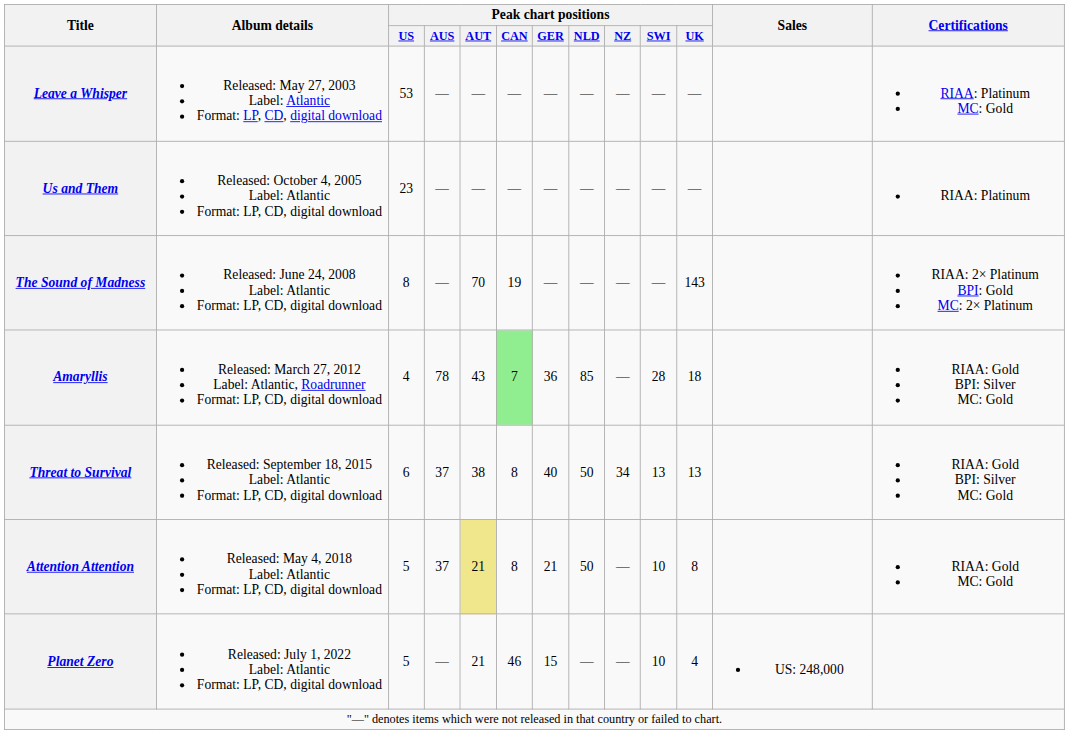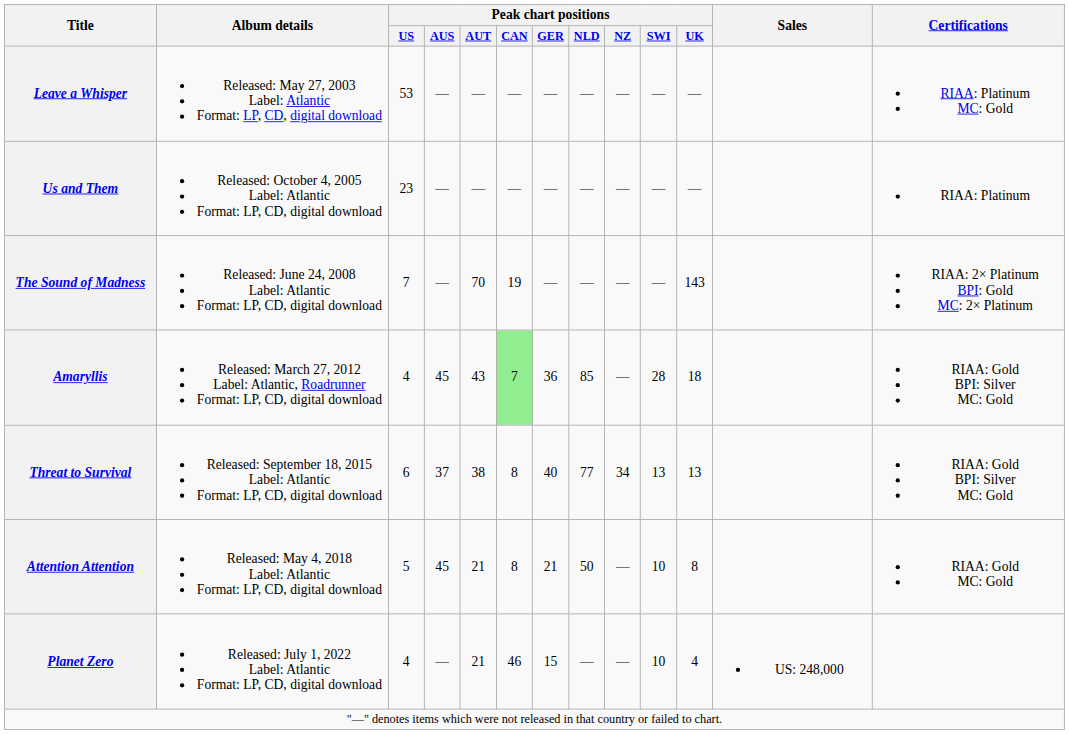(406, 282) 8 -> (406, 282) 7
(442, 377) 78 -> (442, 377) 45
(587, 472) 50 -> (587, 472) 77
(442, 566) 37 -> (442, 566) 45
(478, 566) khaki background -> (478, 566) no background
(406, 661) 5 -> (406, 661) 4
